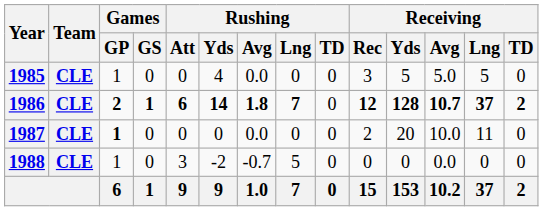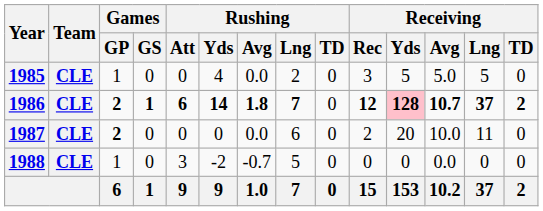(296, 76) 0 -> (296, 76) 2
(406, 104) no background -> (406, 104) pink background
(117, 133) 1 -> (117, 133) 2
(296, 133) 0 -> (296, 133) 6
